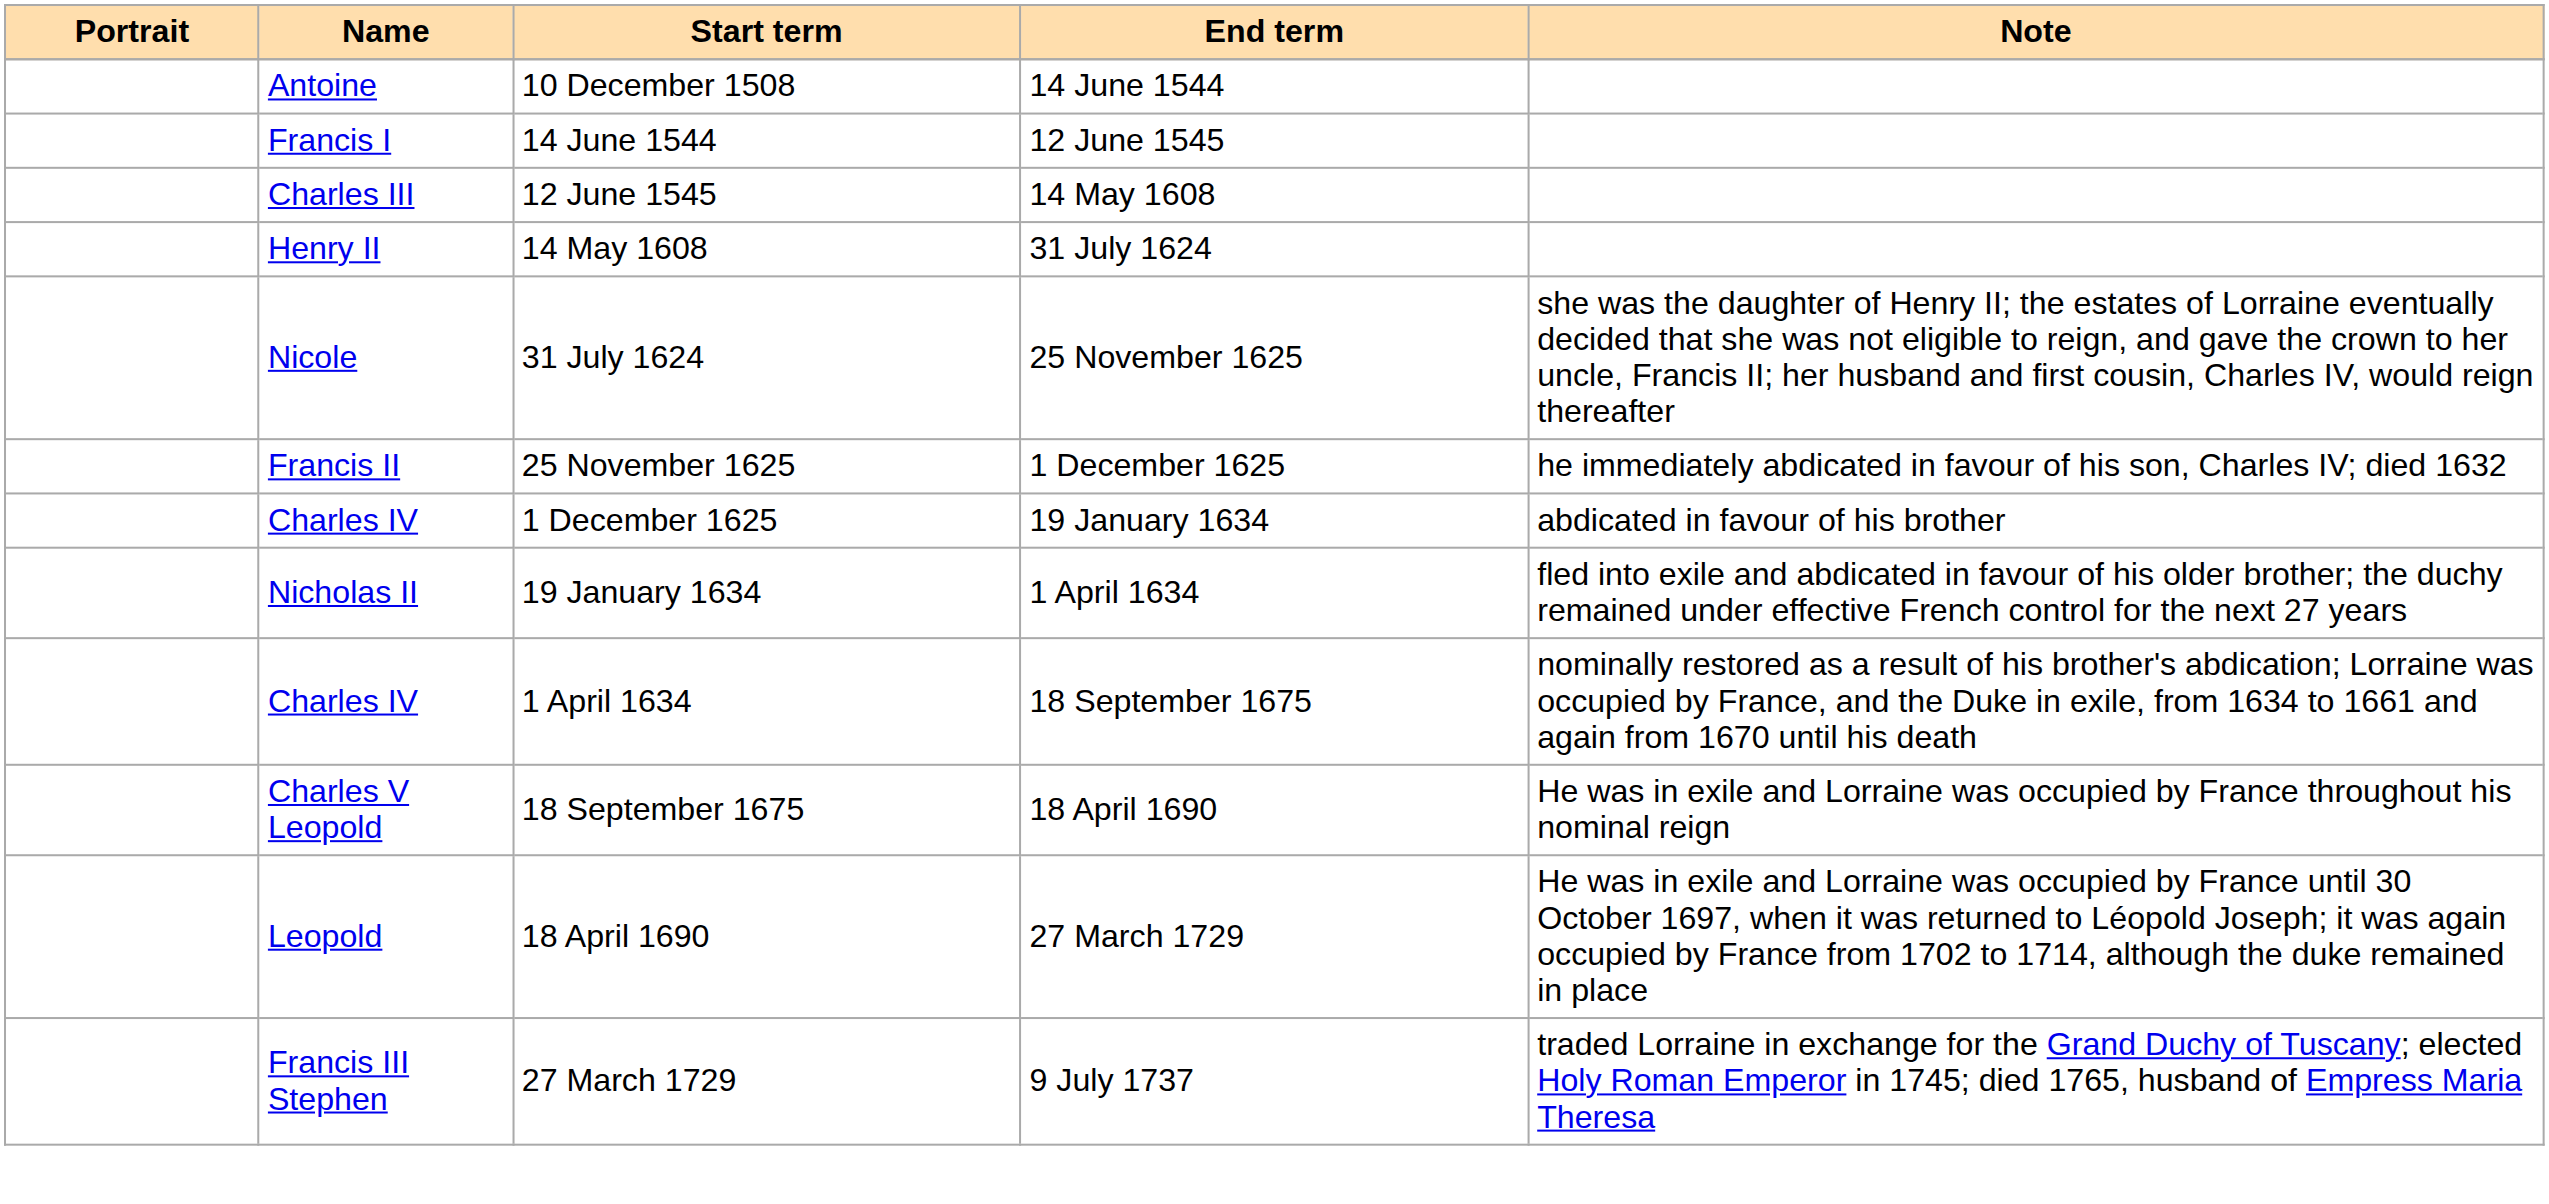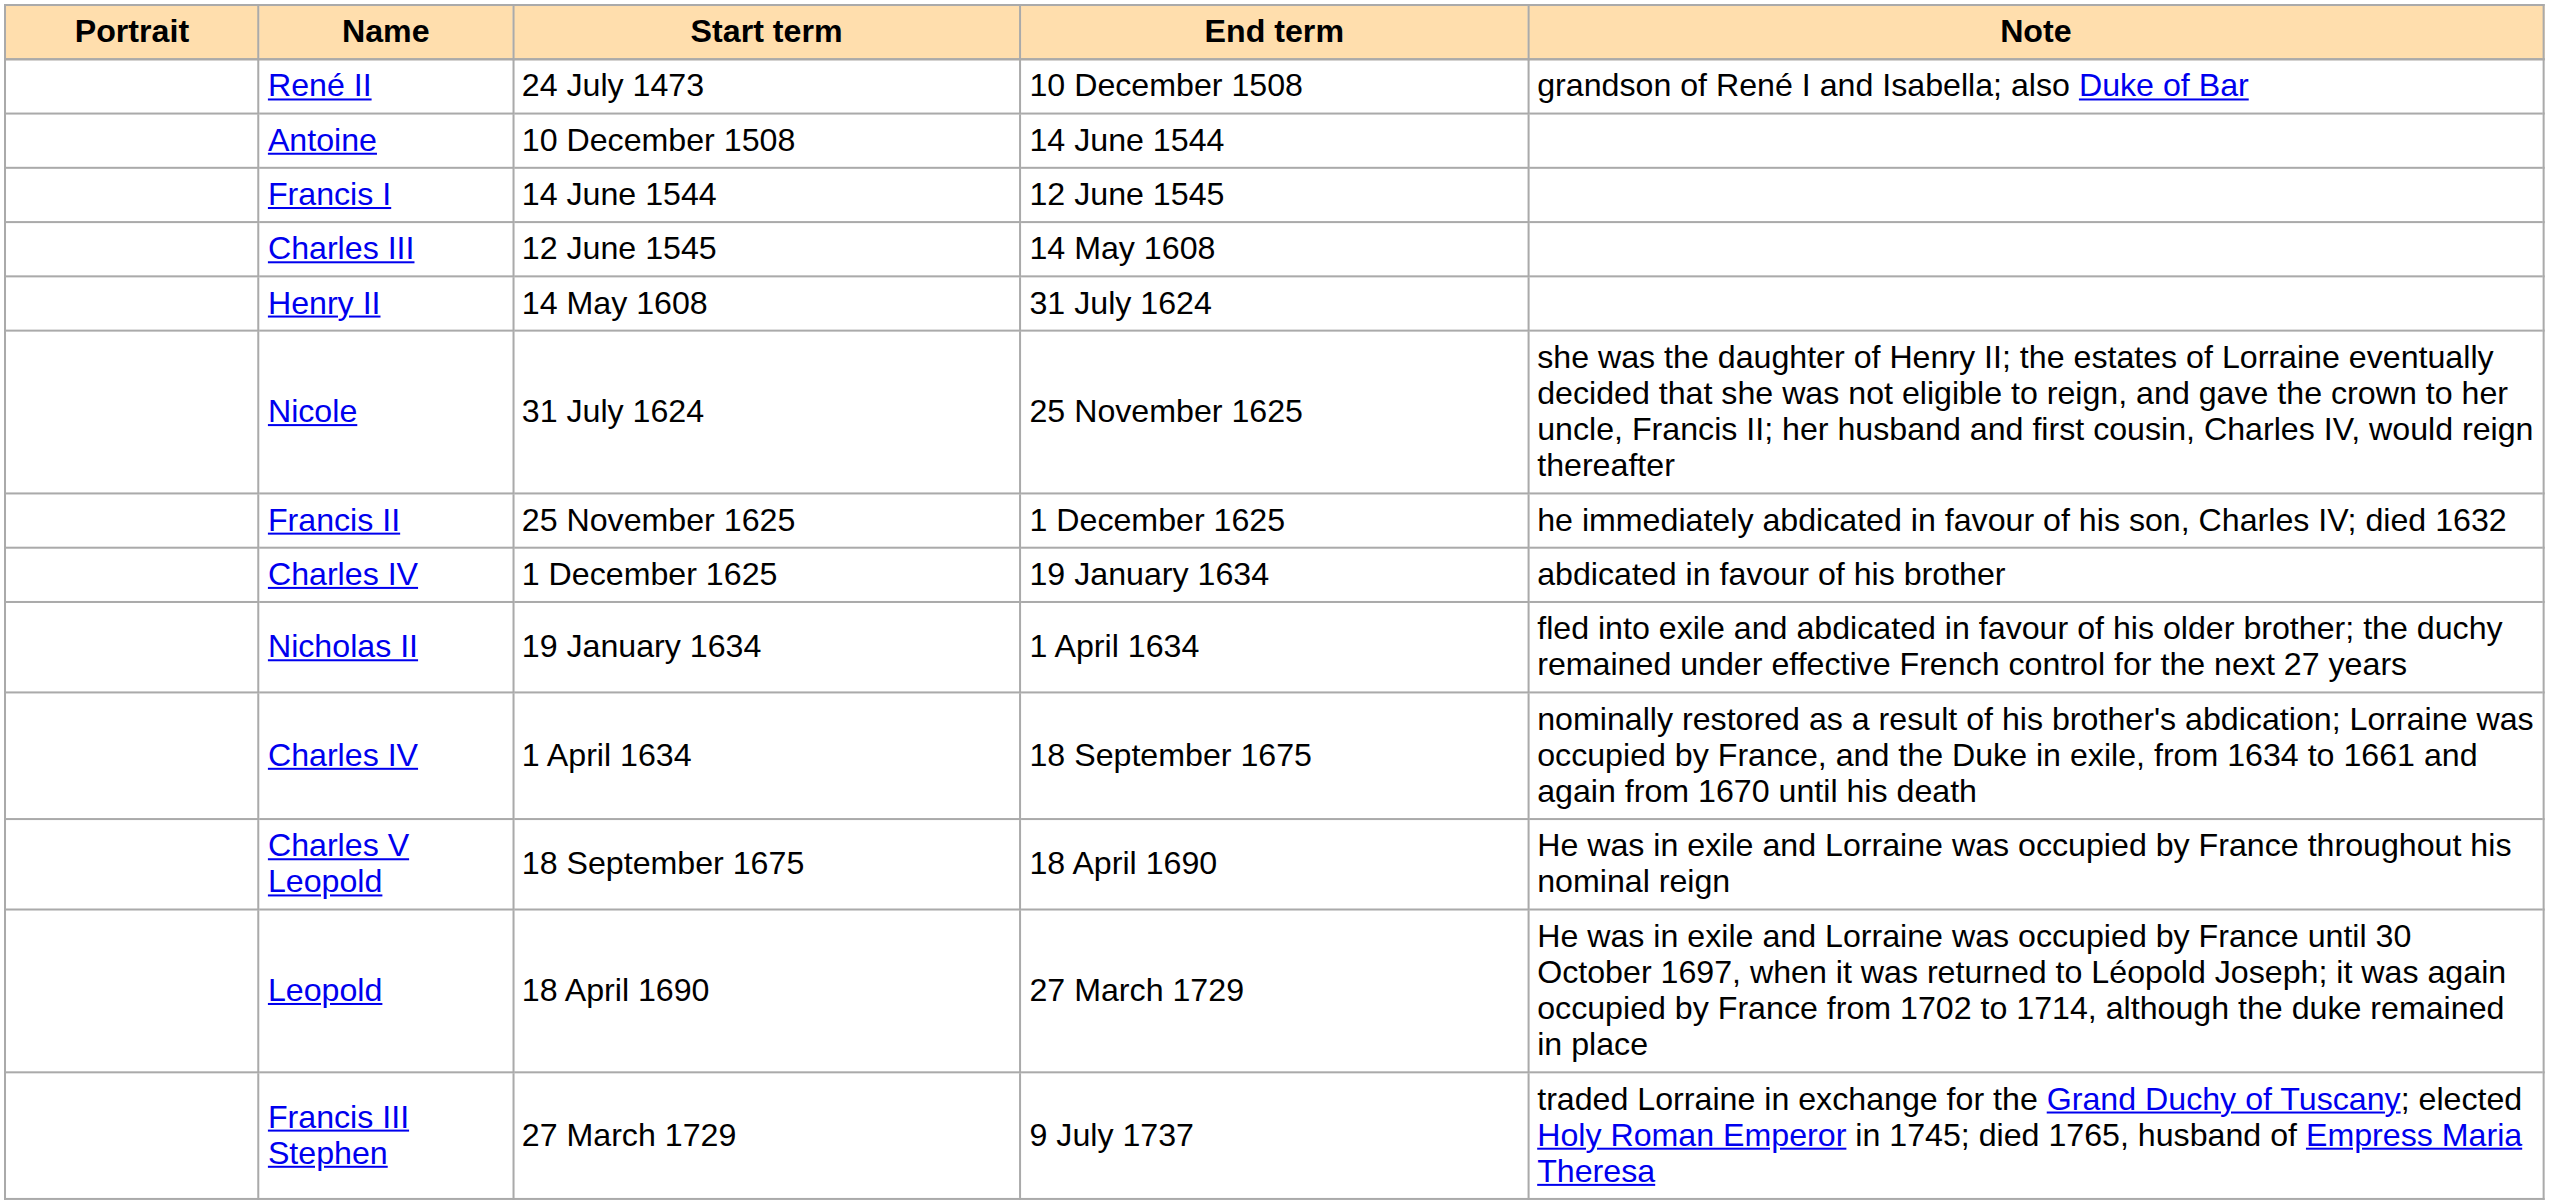+ row: (613, 85)
